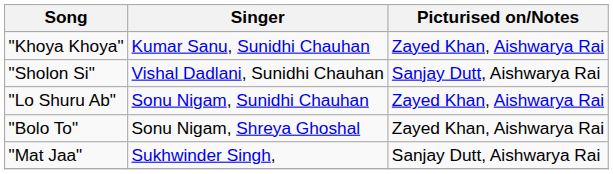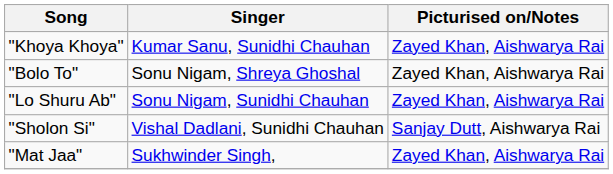rows swapped: (52, 73) <-> (43, 127)
(496, 155) Sanjay Dutt, Aishwarya Rai -> (498, 155) Zayed Khan, Aishwarya Rai
